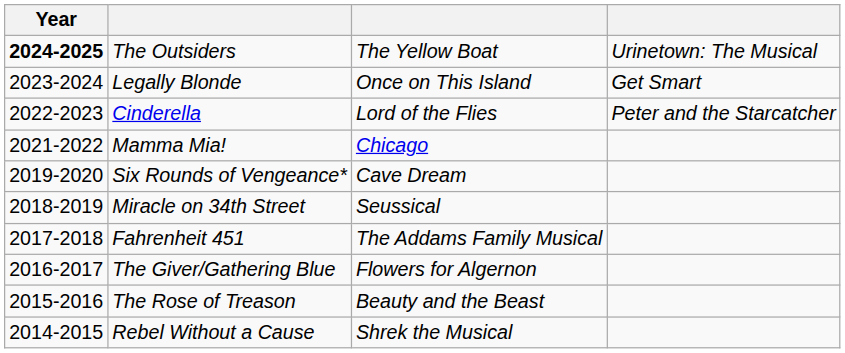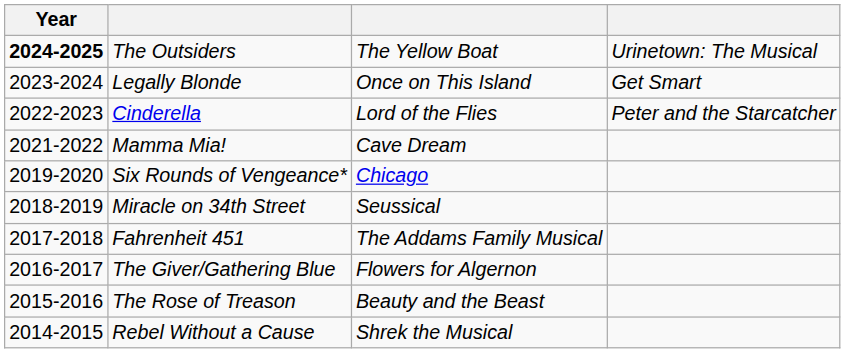(392, 144) Chicago -> (411, 144) Cave Dream
(411, 176) Cave Dream -> (392, 176) Chicago
